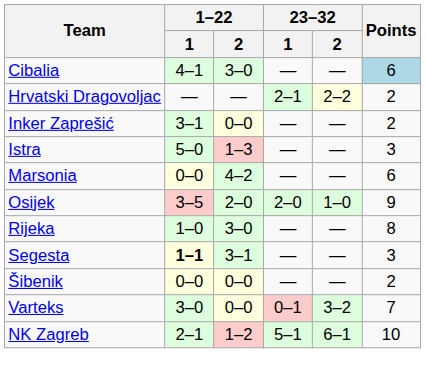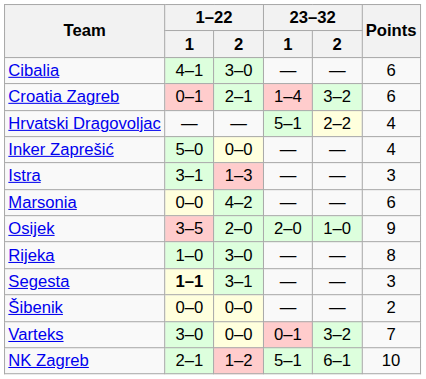(391, 70) lightblue background -> (391, 70) no background
+ row: (64, 96)
(288, 96) 2–1 -> (288, 123) 5–1
(391, 96) 2 -> (391, 123) 4
(189, 123) 3–1 -> (189, 149) 5–0
(391, 123) 2 -> (391, 149) 4
(189, 149) 5–0 -> (189, 176) 3–1
